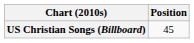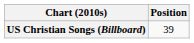(169, 29) 45 -> (169, 29) 39
